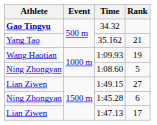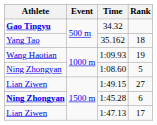(137, 41) 21 -> (140, 41) 18
(34, 99) normal -> (36, 99) bold
